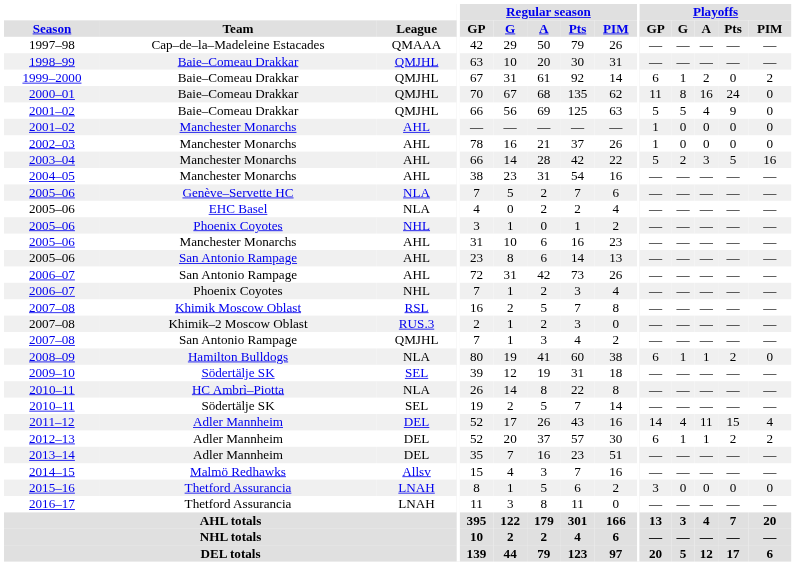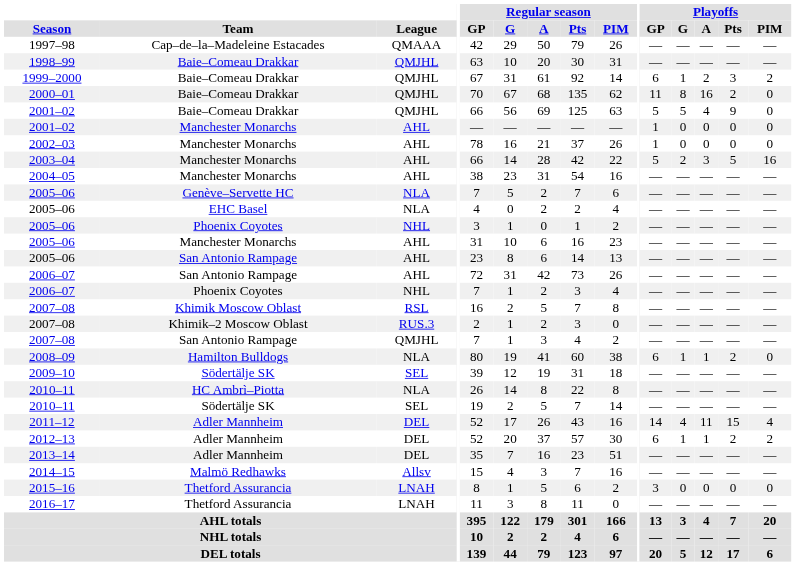(733, 77) 0 -> (733, 77) 3
(733, 94) 24 -> (733, 94) 2
